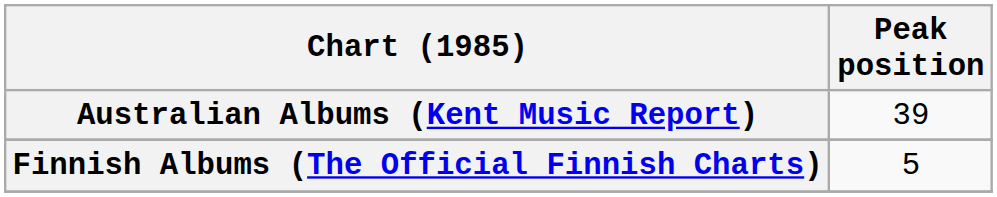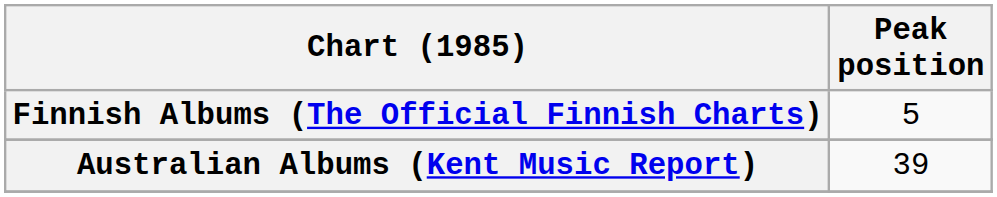rows swapped: (418, 116) <-> (418, 166)
